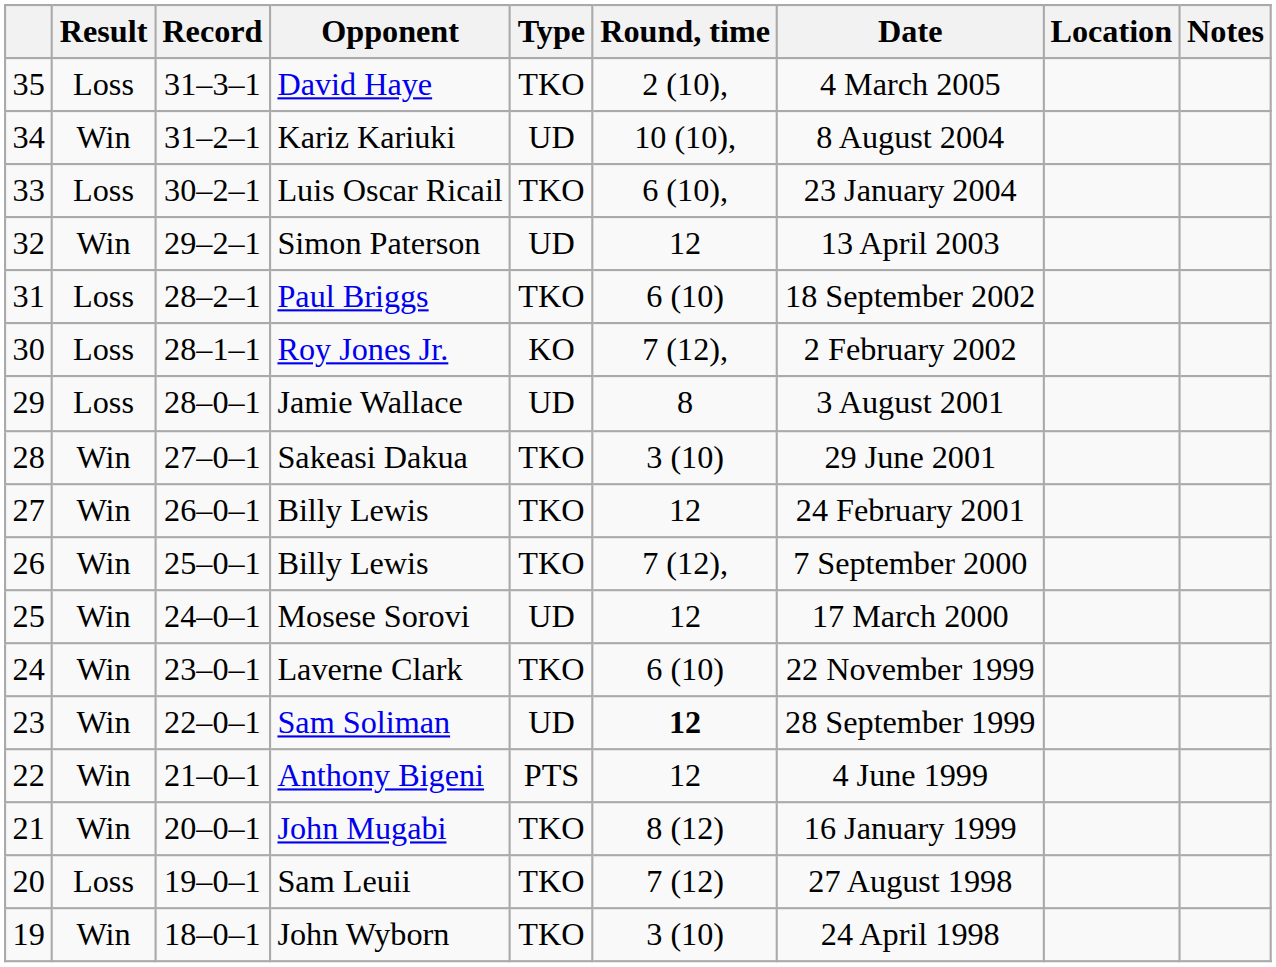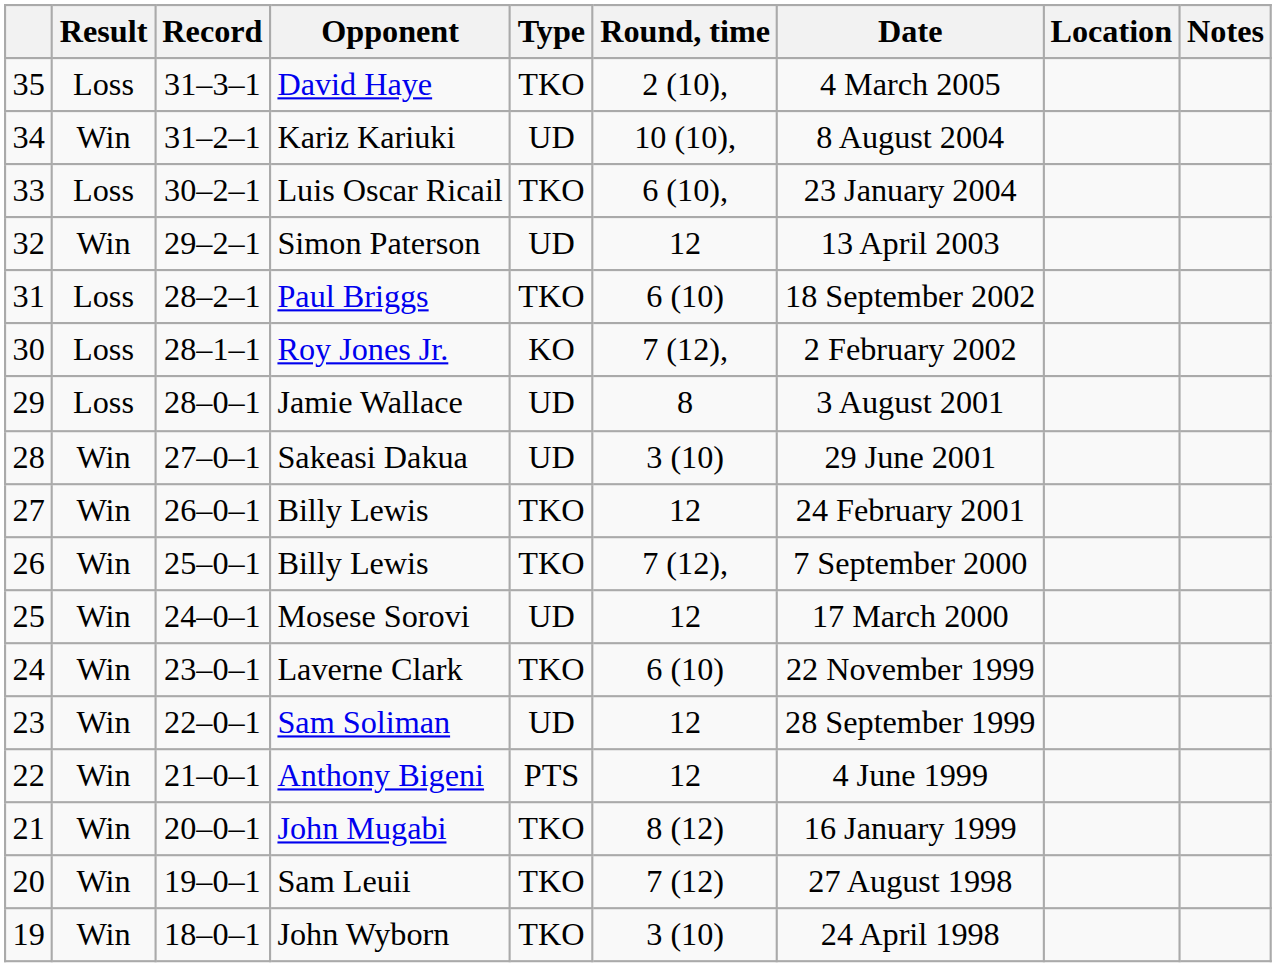(551, 456) TKO -> (551, 456) UD
(685, 721) bold -> (685, 721) normal
(104, 881) Loss -> (104, 881) Win
